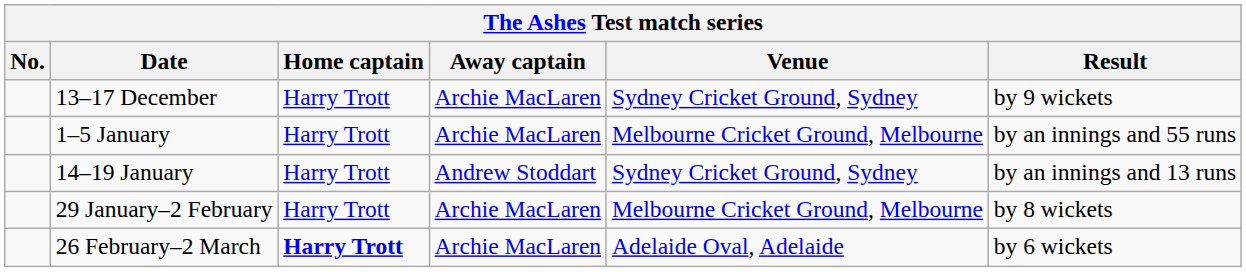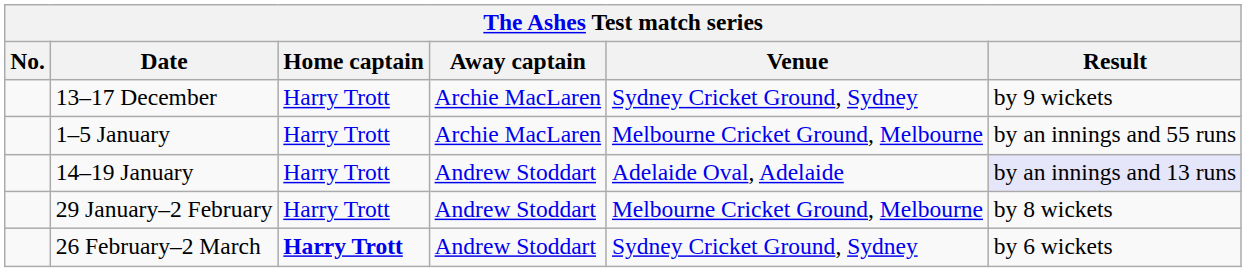(765, 172) Sydney Cricket Ground, Sydney -> (728, 172) Adelaide Oval, Adelaide
(1115, 172) no background -> (1115, 172) lavender background
(518, 209) Archie MacLaren -> (515, 209) Andrew Stoddart
(518, 246) Archie MacLaren -> (515, 246) Andrew Stoddart
(728, 246) Adelaide Oval, Adelaide -> (765, 246) Sydney Cricket Ground, Sydney
